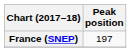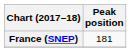(104, 39) 197 -> (104, 39) 181
